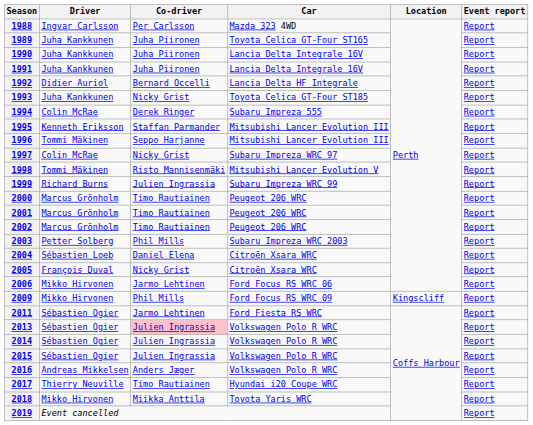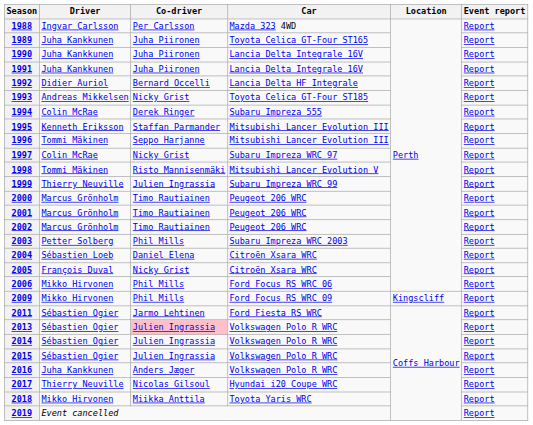(77, 97) Juha Kankkunen -> (85, 97) Andreas Mikkelsen
(75, 183) Richard Burns -> (82, 183) Thierry Neuville
(169, 284) Jarmo Lehtinen -> (159, 284) Phil Mills
(85, 370) Andreas Mikkelsen -> (77, 370) Juha Kankkunen
(171, 384) Timo Rautiainen -> (171, 384) Nicolas Gilsoul
